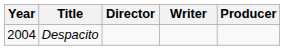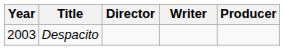(22, 34) 2004 -> (22, 34) 2003
